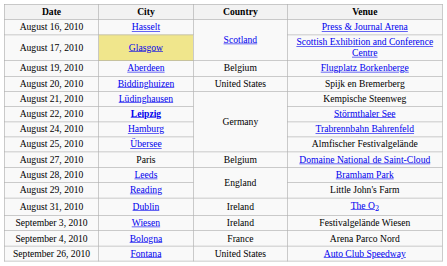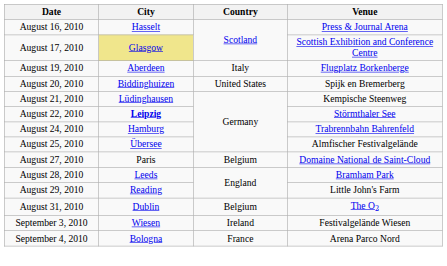(240, 68) Belgium -> (240, 68) Italy
(240, 206) Ireland -> (240, 206) Belgium
- row: (52, 253)
